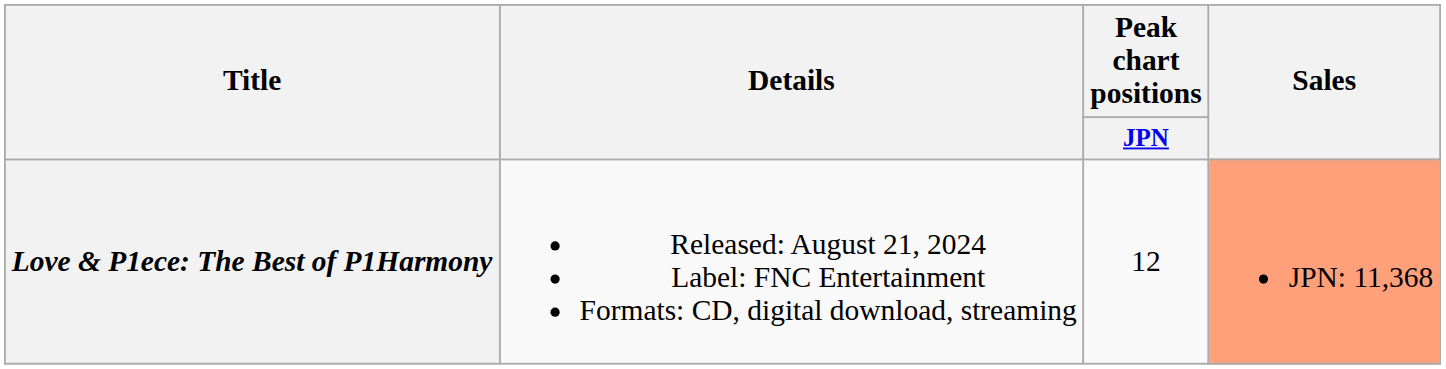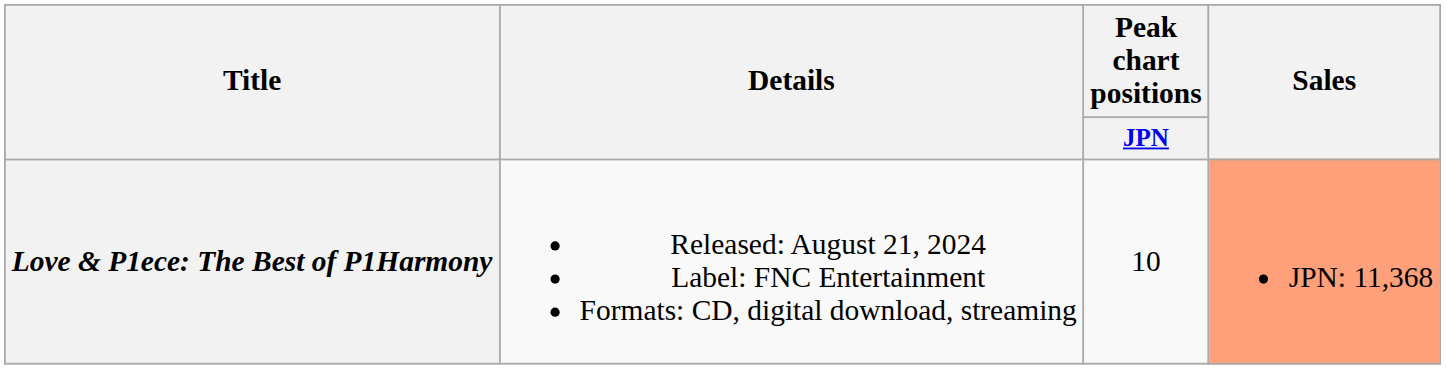(1146, 261) 12 -> (1146, 261) 10
